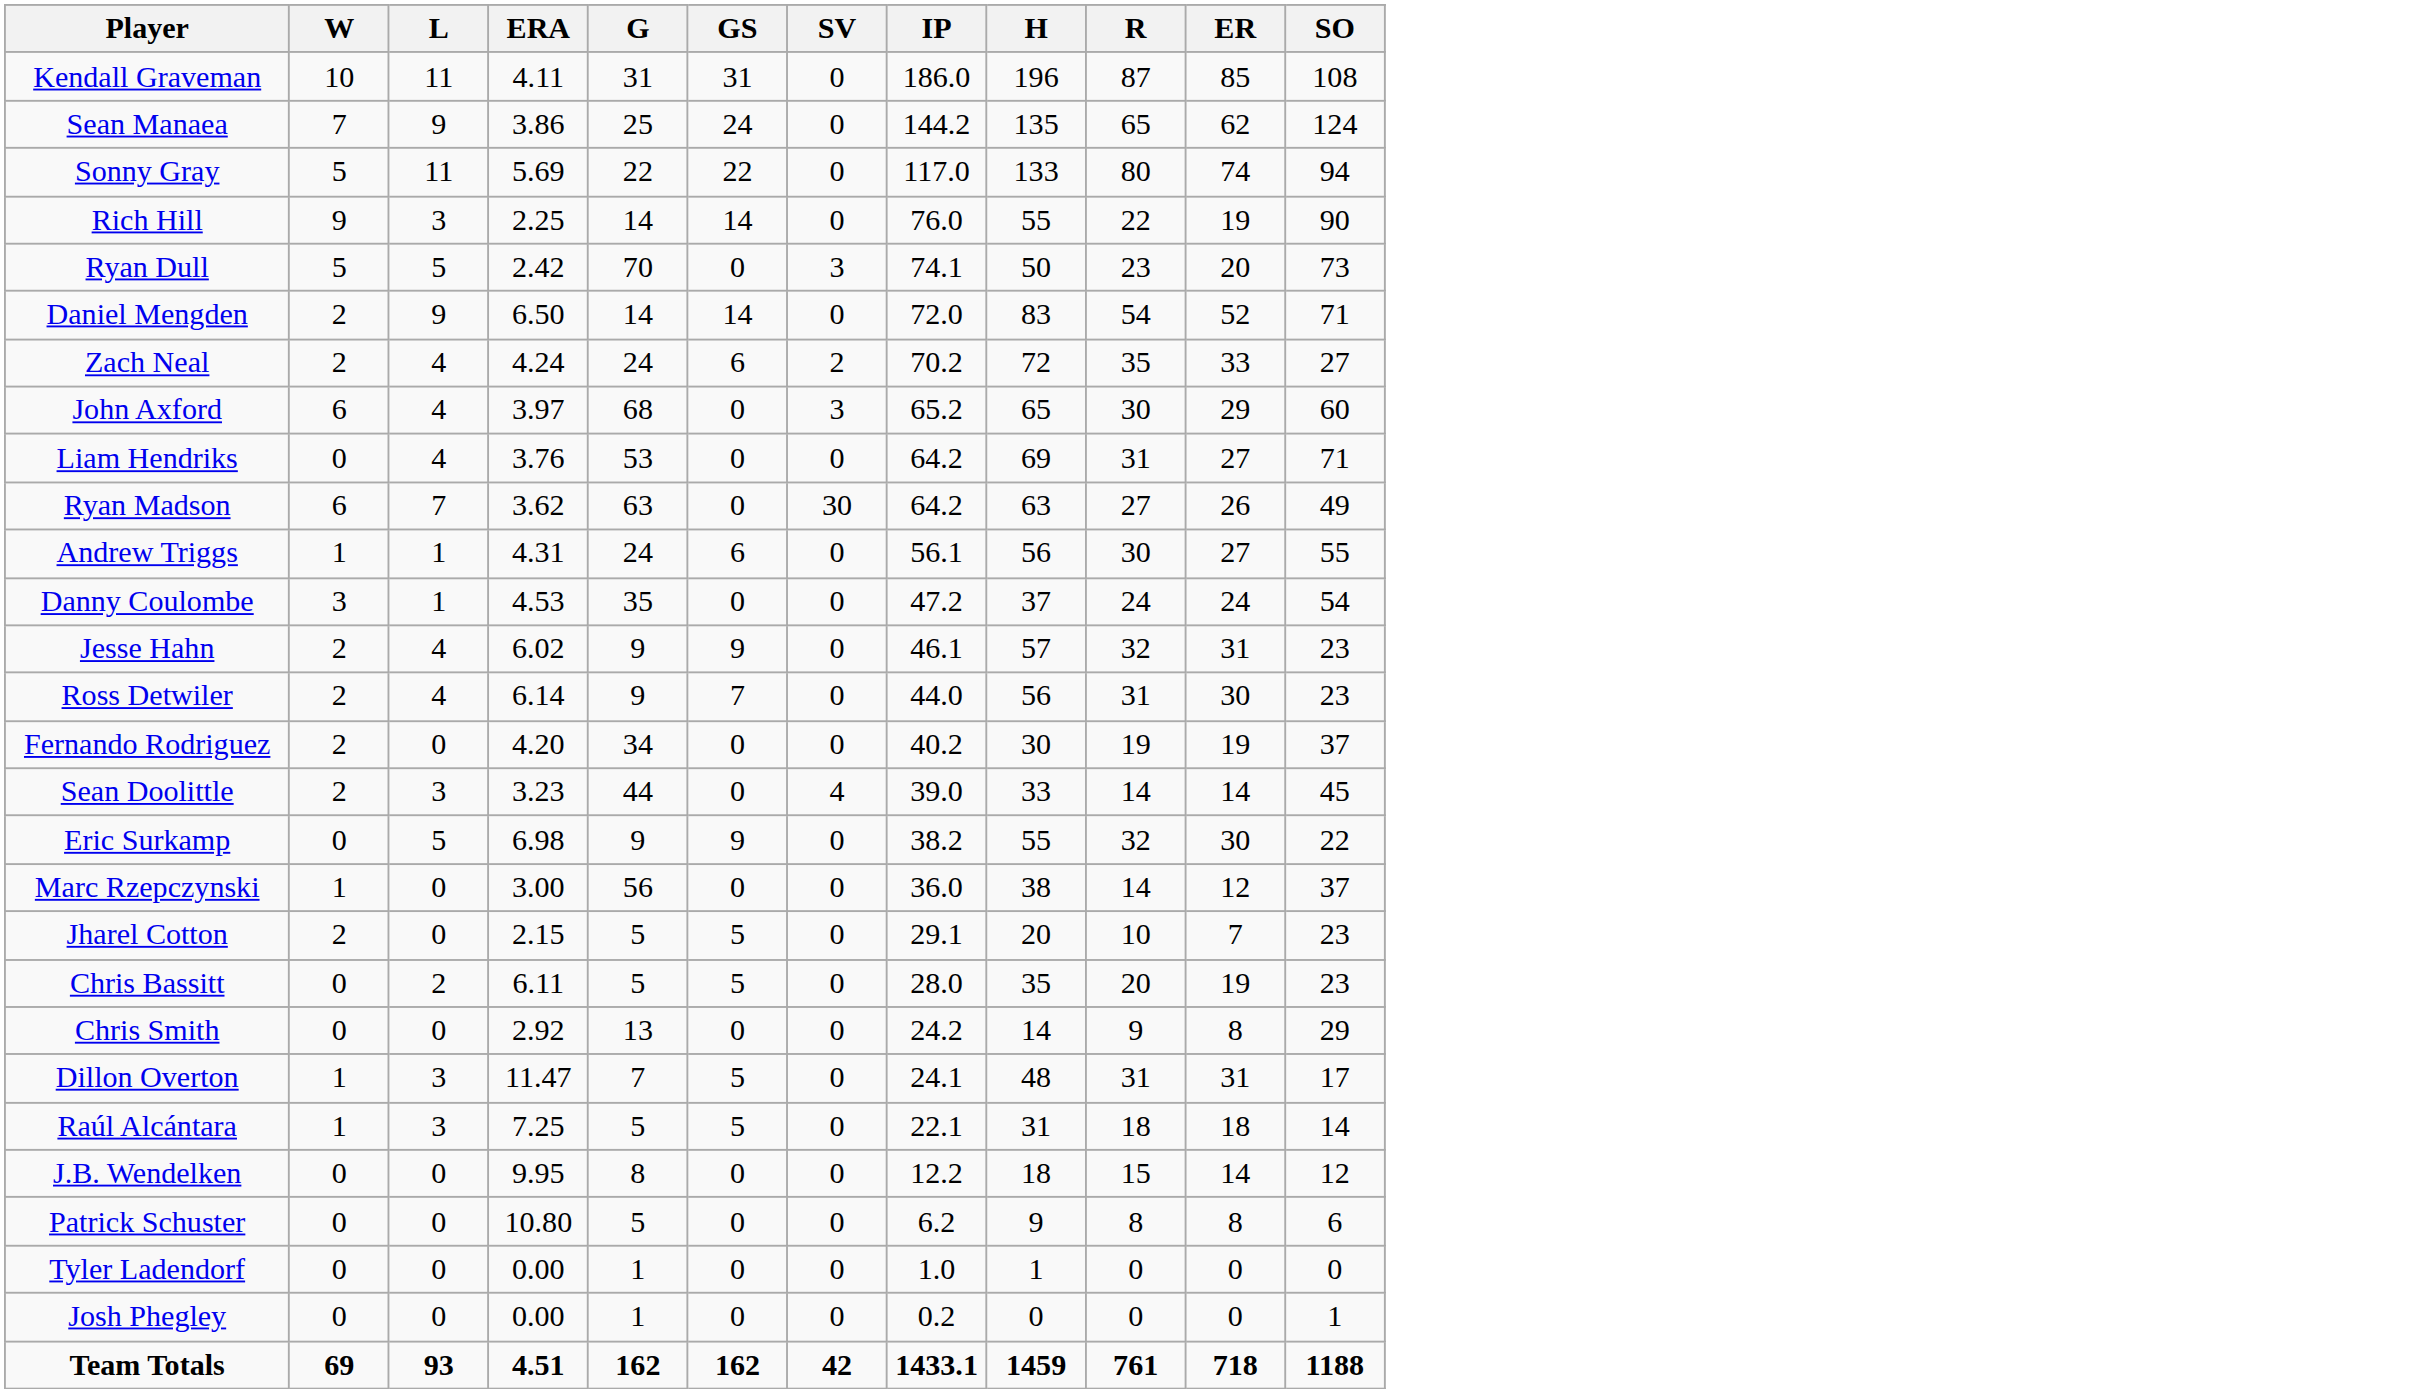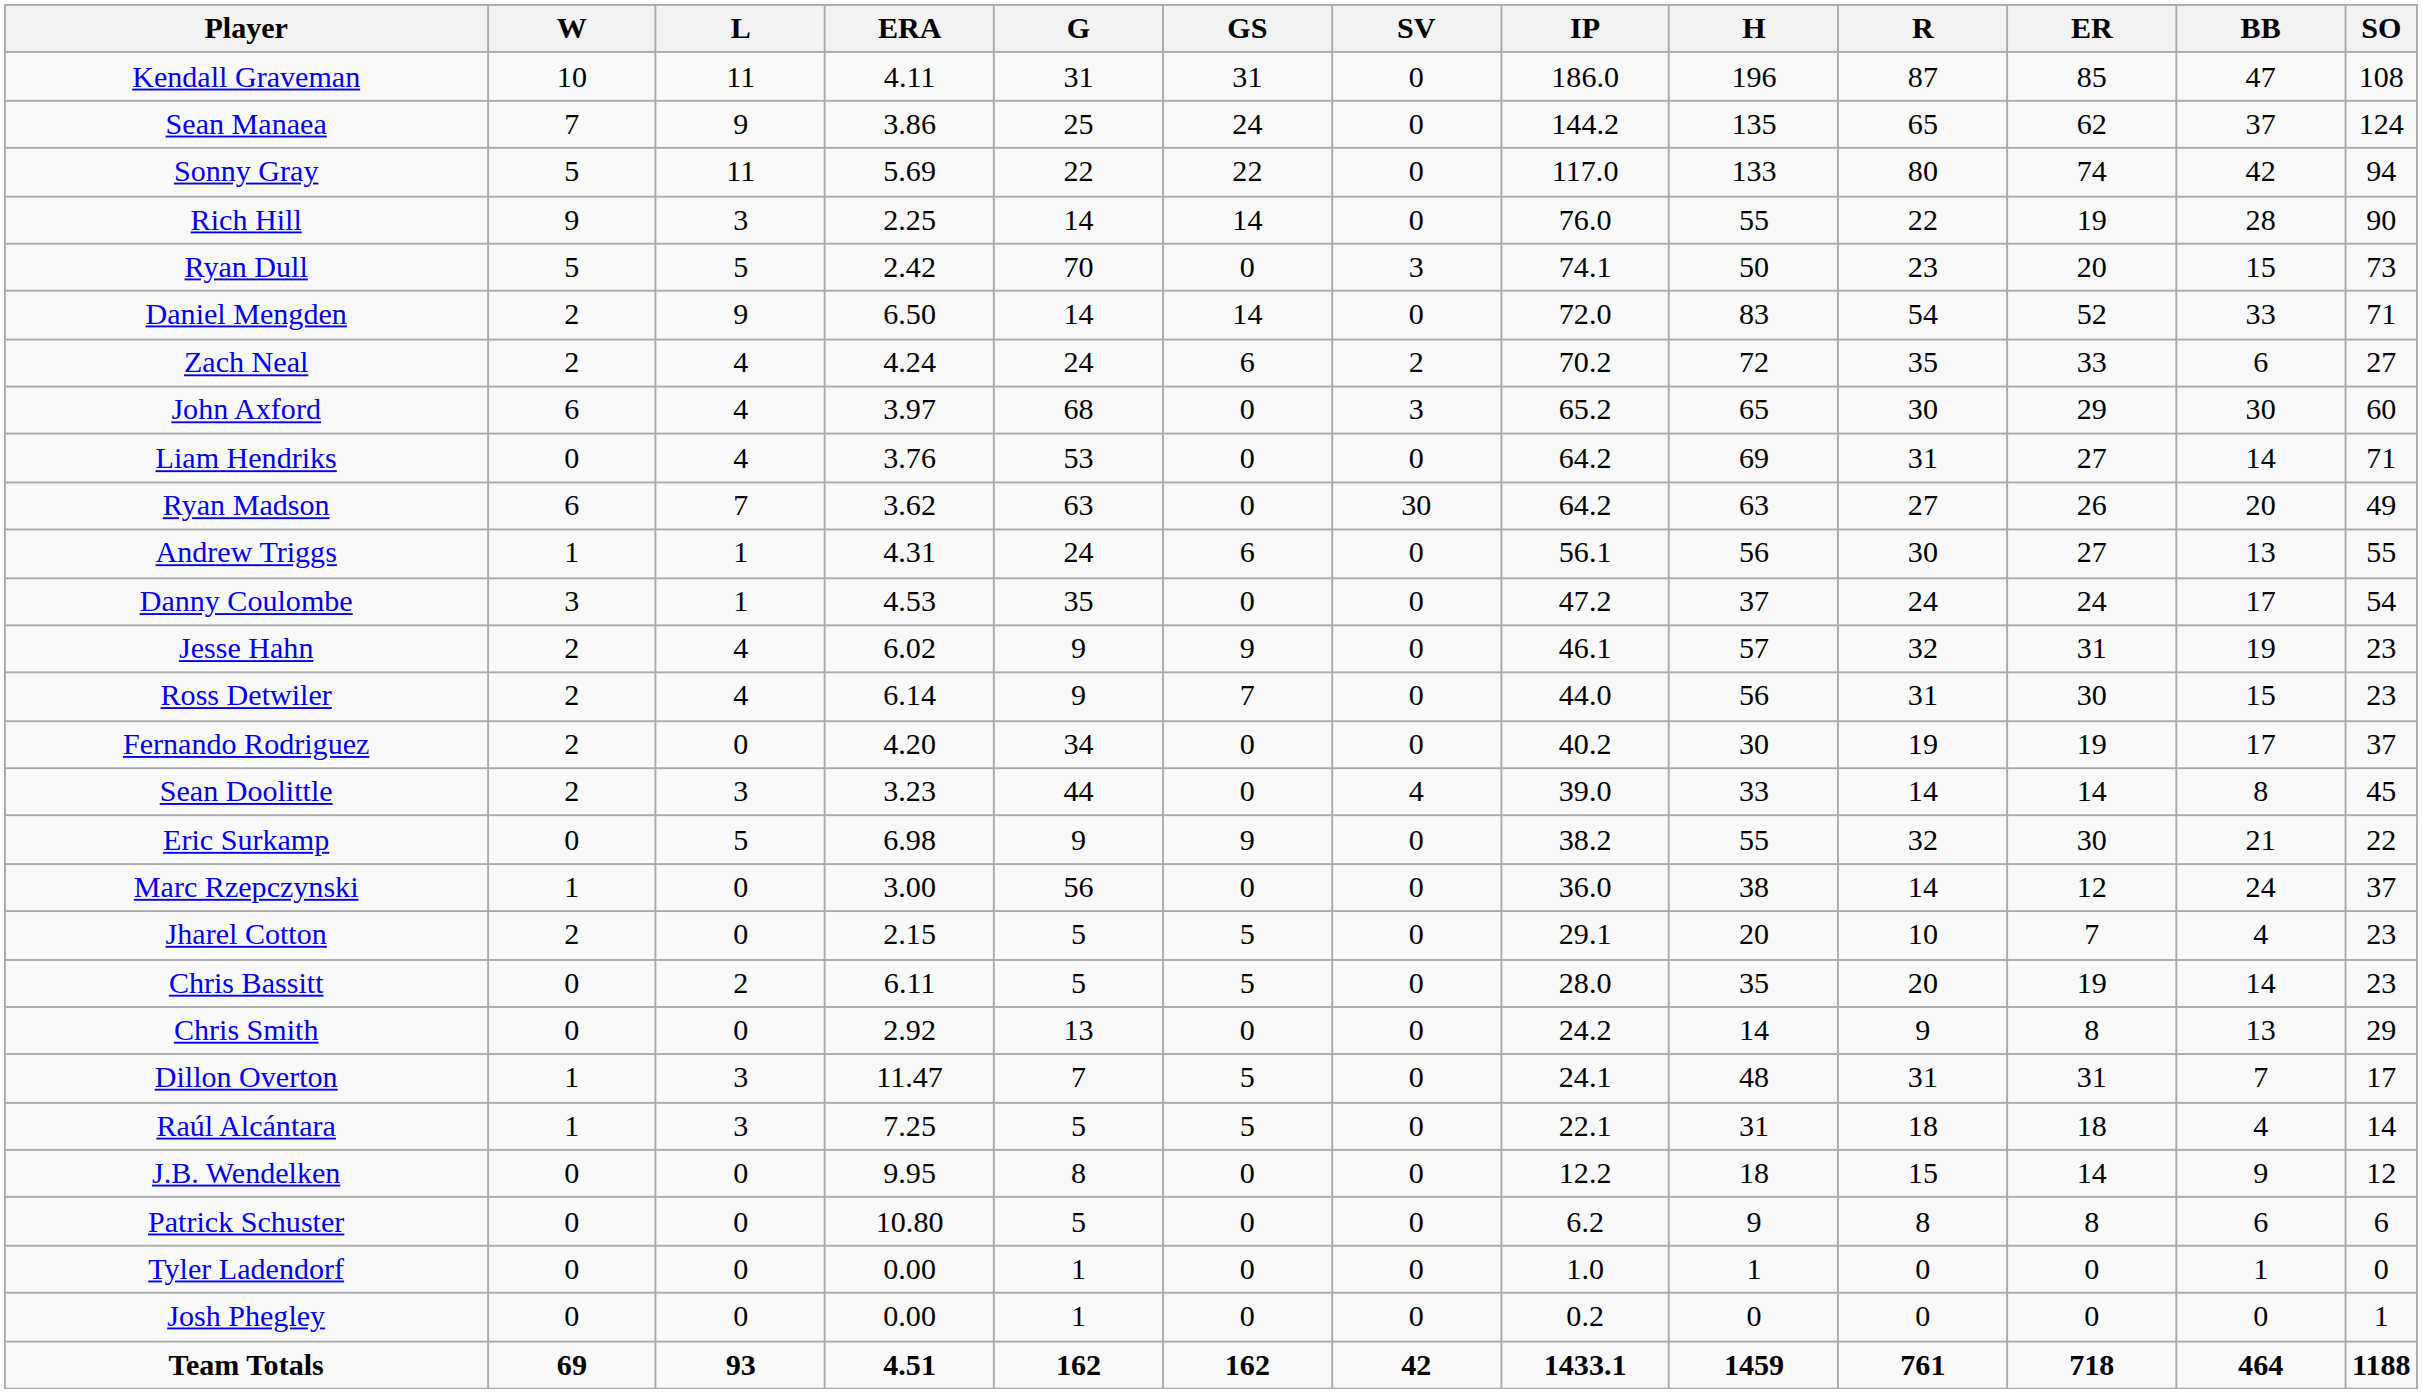+ column: (2261, 28)
